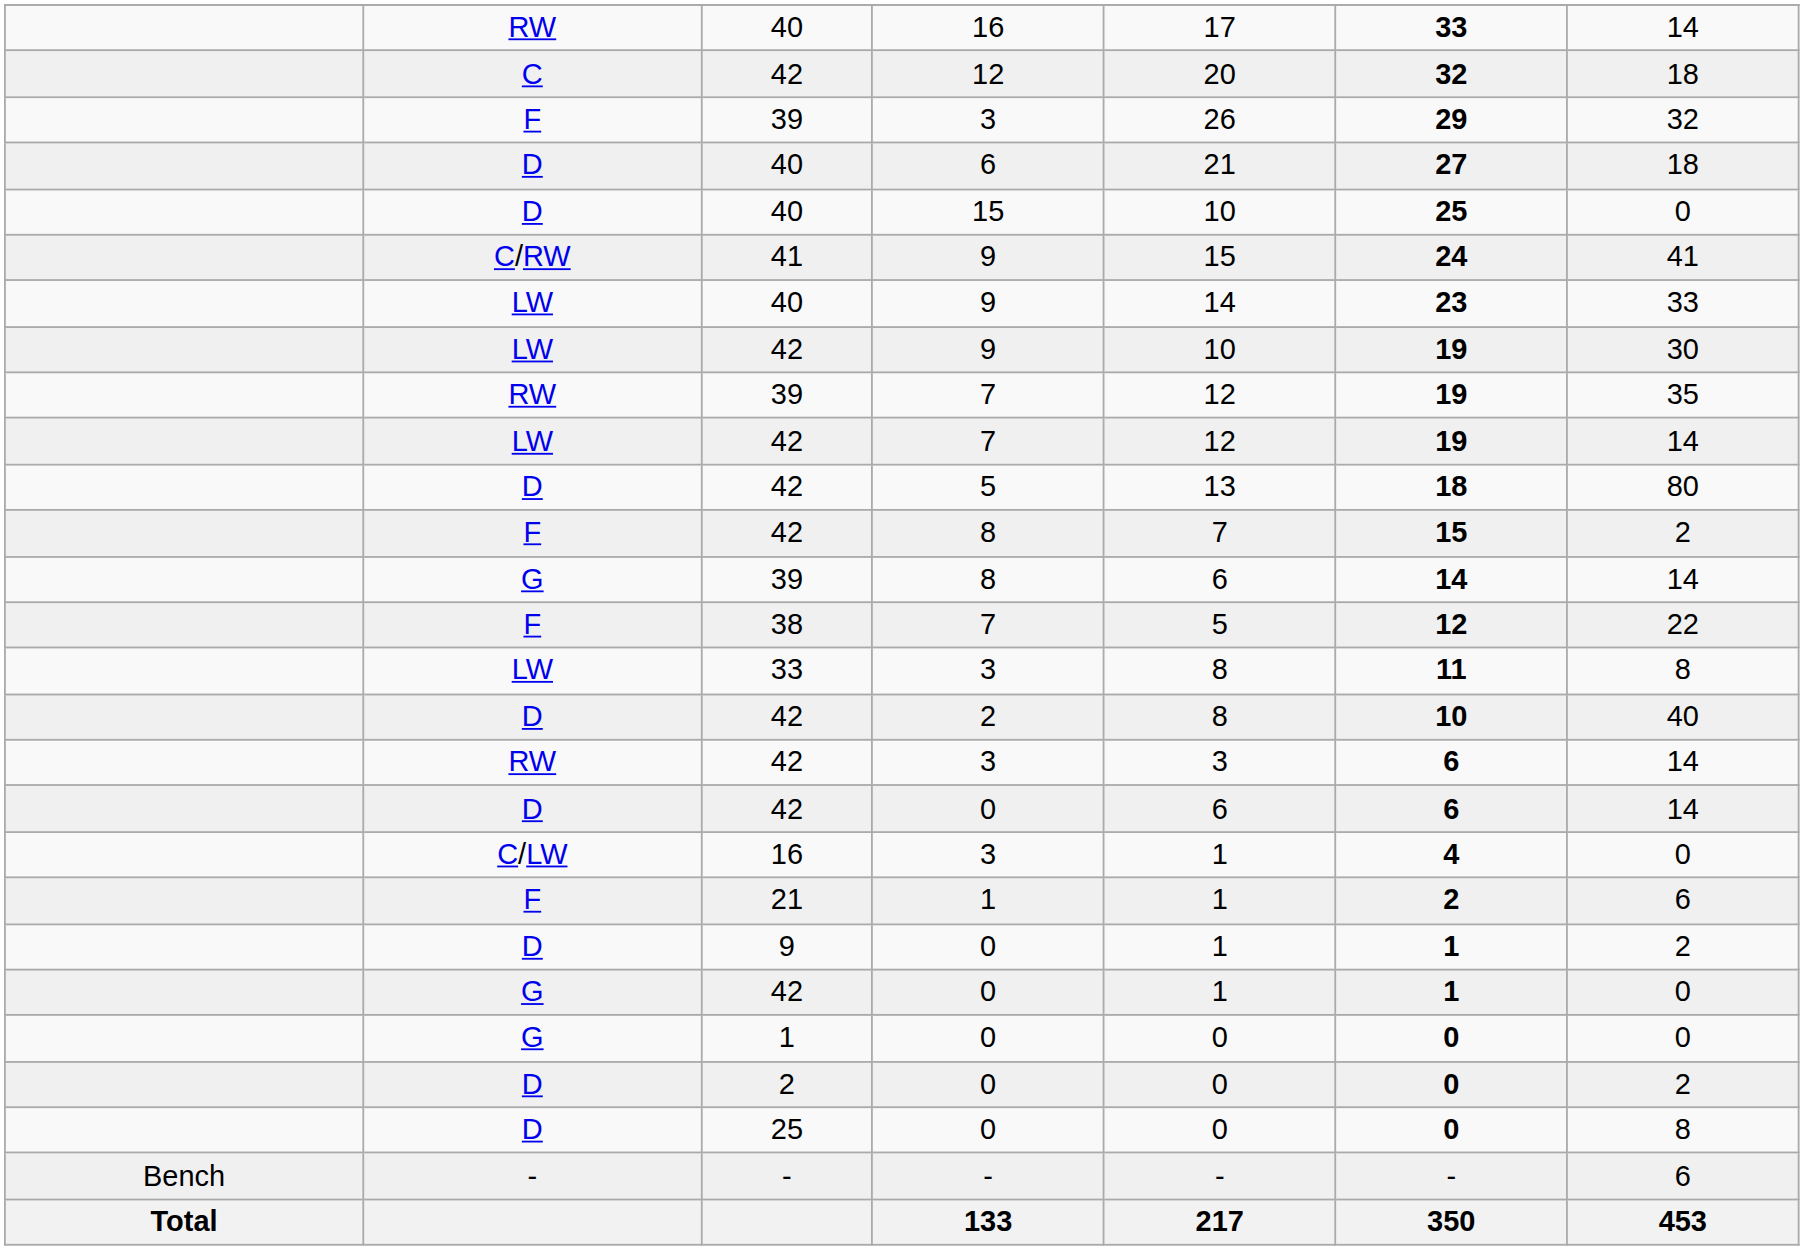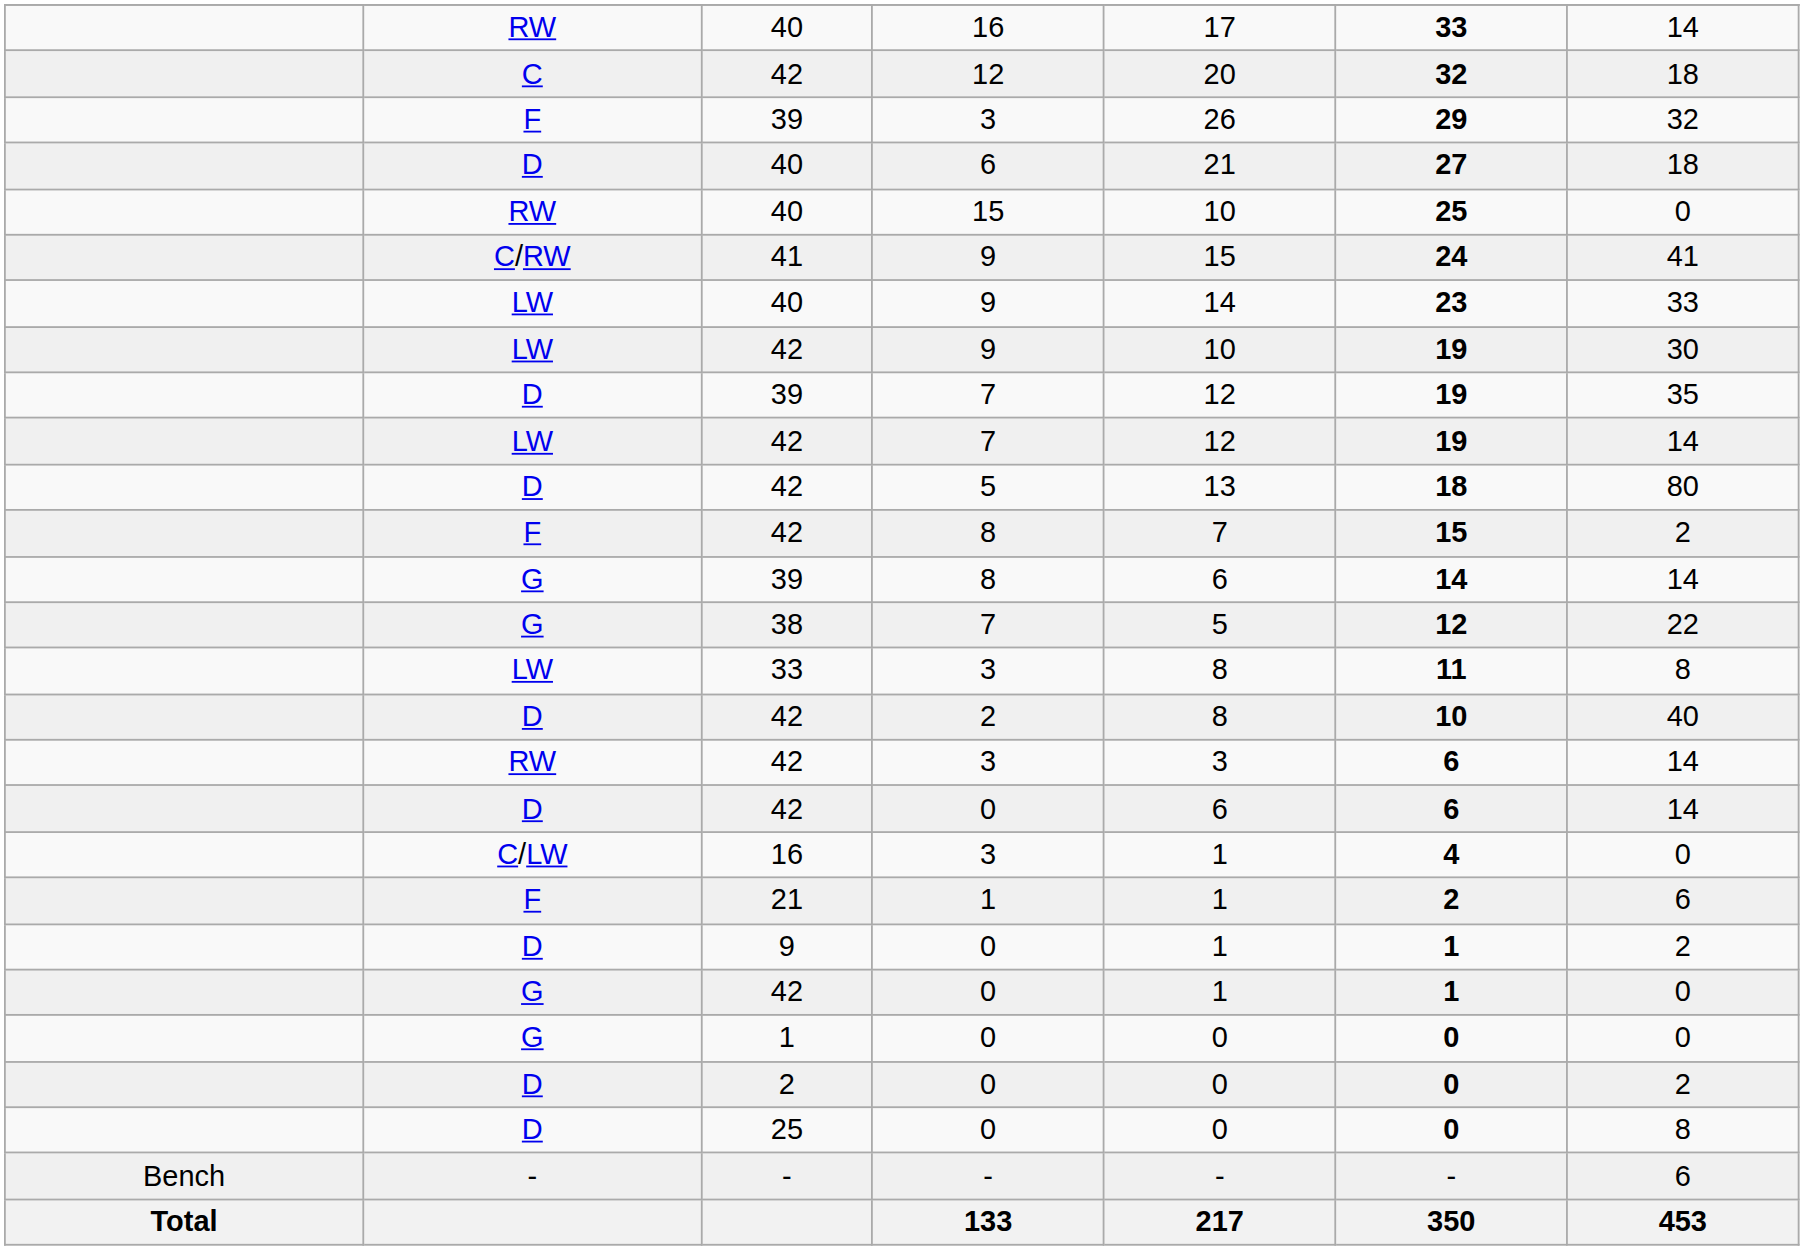(532, 211) D -> (532, 211) RW
(532, 394) RW -> (532, 394) D
(532, 624) F -> (532, 624) G
